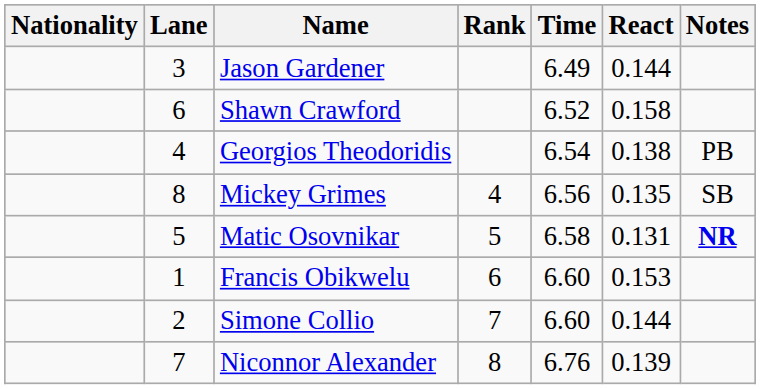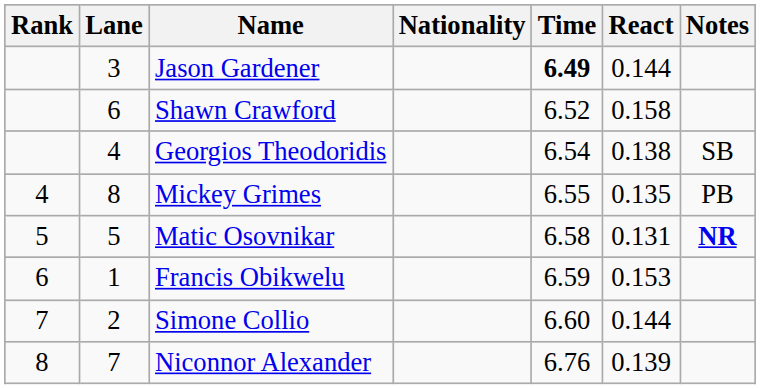columns swapped: (495, 25) <-> (74, 25)
(567, 67) normal -> (567, 67) bold
(717, 151) PB -> (717, 151) SB
(567, 194) 6.56 -> (567, 194) 6.55
(717, 194) SB -> (717, 194) PB
(567, 278) 6.60 -> (567, 278) 6.59
